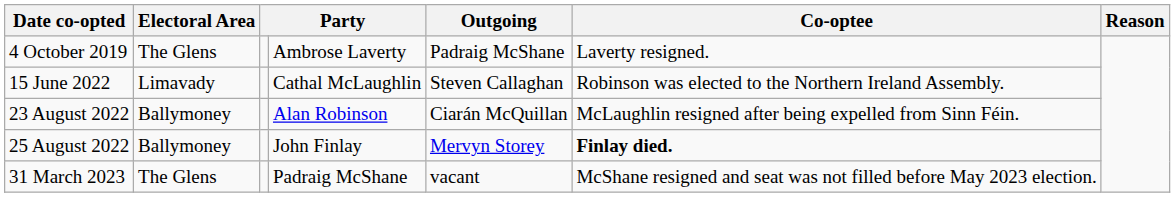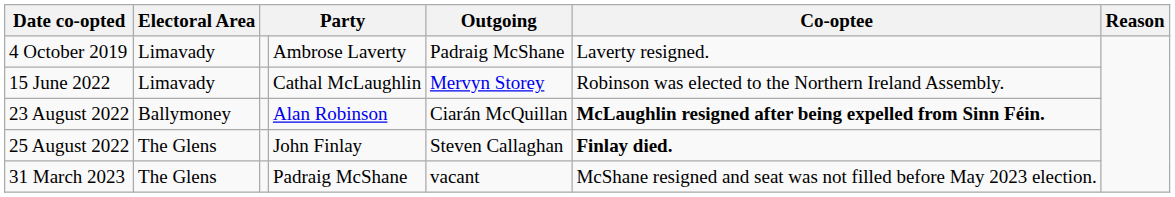(177, 51) The Glens -> (177, 51) Limavady
(497, 83) Steven Callaghan -> (487, 83) Mervyn Storey
(798, 114) normal -> (811, 114) bold
(185, 145) Ballymoney -> (177, 145) The Glens
(487, 145) Mervyn Storey -> (497, 145) Steven Callaghan
